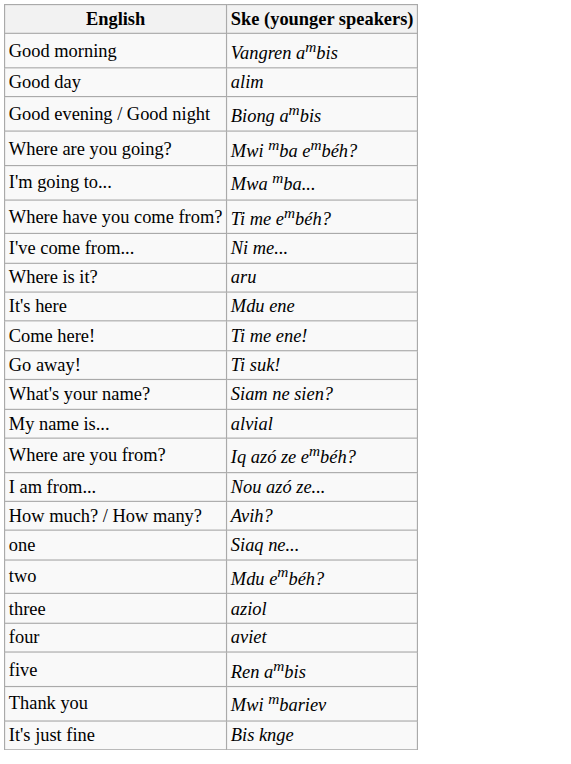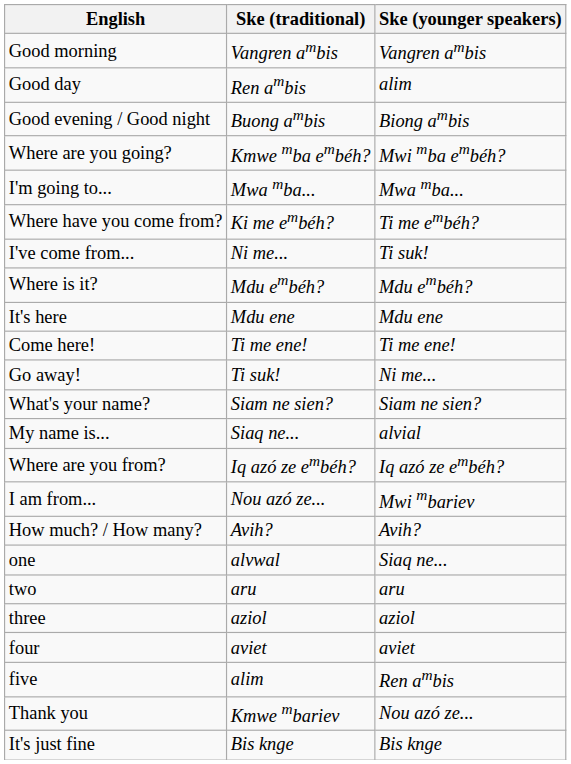+ column: (301, 19)
(259, 248) Ni me... -> (404, 253) Ti suk!
(244, 277) aru -> (426, 284) Mdu embéh?
(256, 364) Ti suk! -> (408, 374) Ni me...
(278, 486) Nou azó ze... -> (427, 499) Mwi mbariev
(278, 576) Mdu embéh? -> (392, 589) aru
(279, 703) Mwi mbariev -> (426, 713) Nou azó ze...
